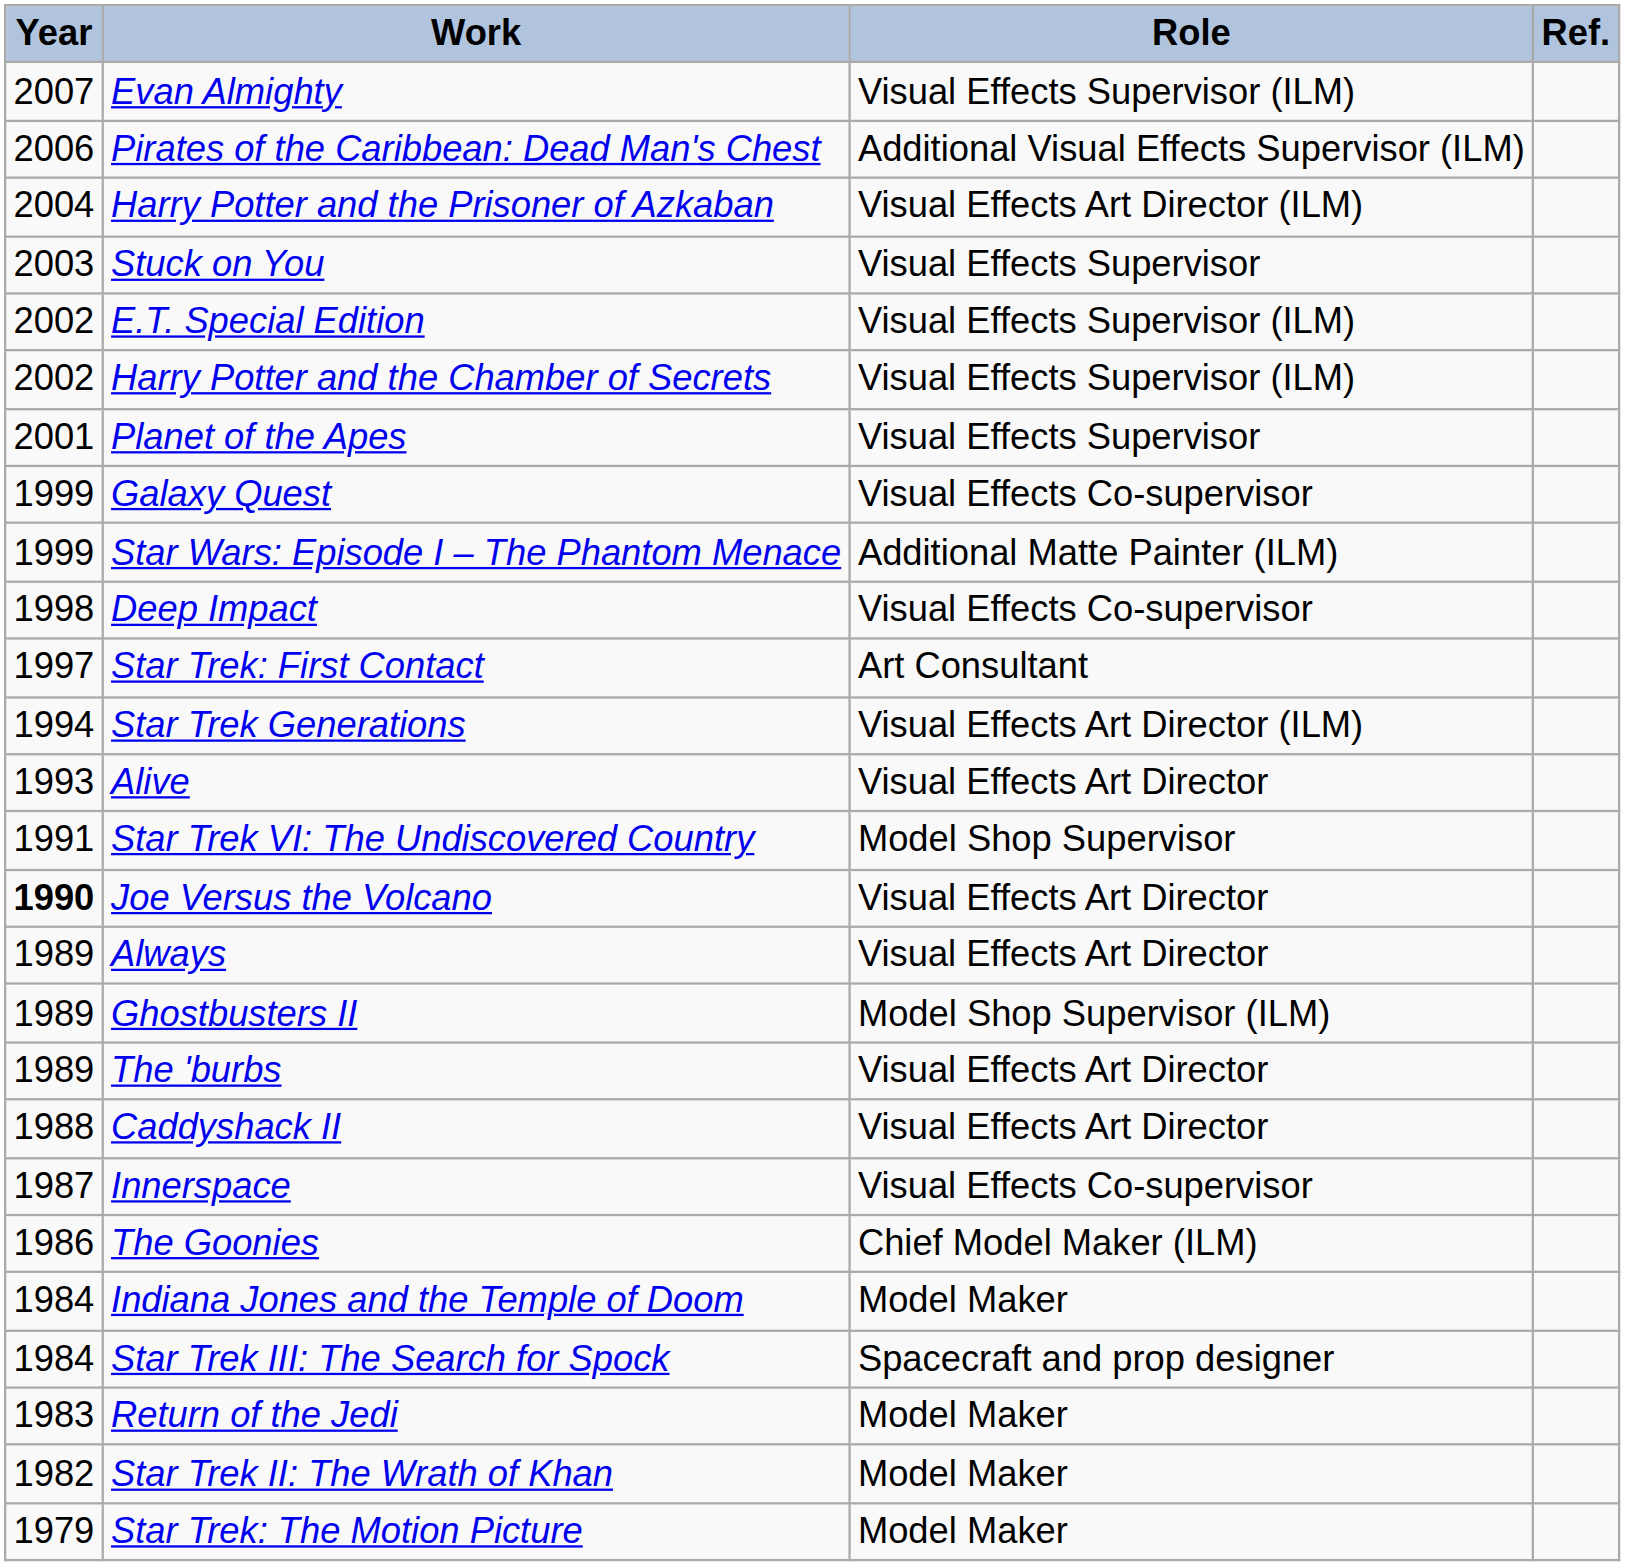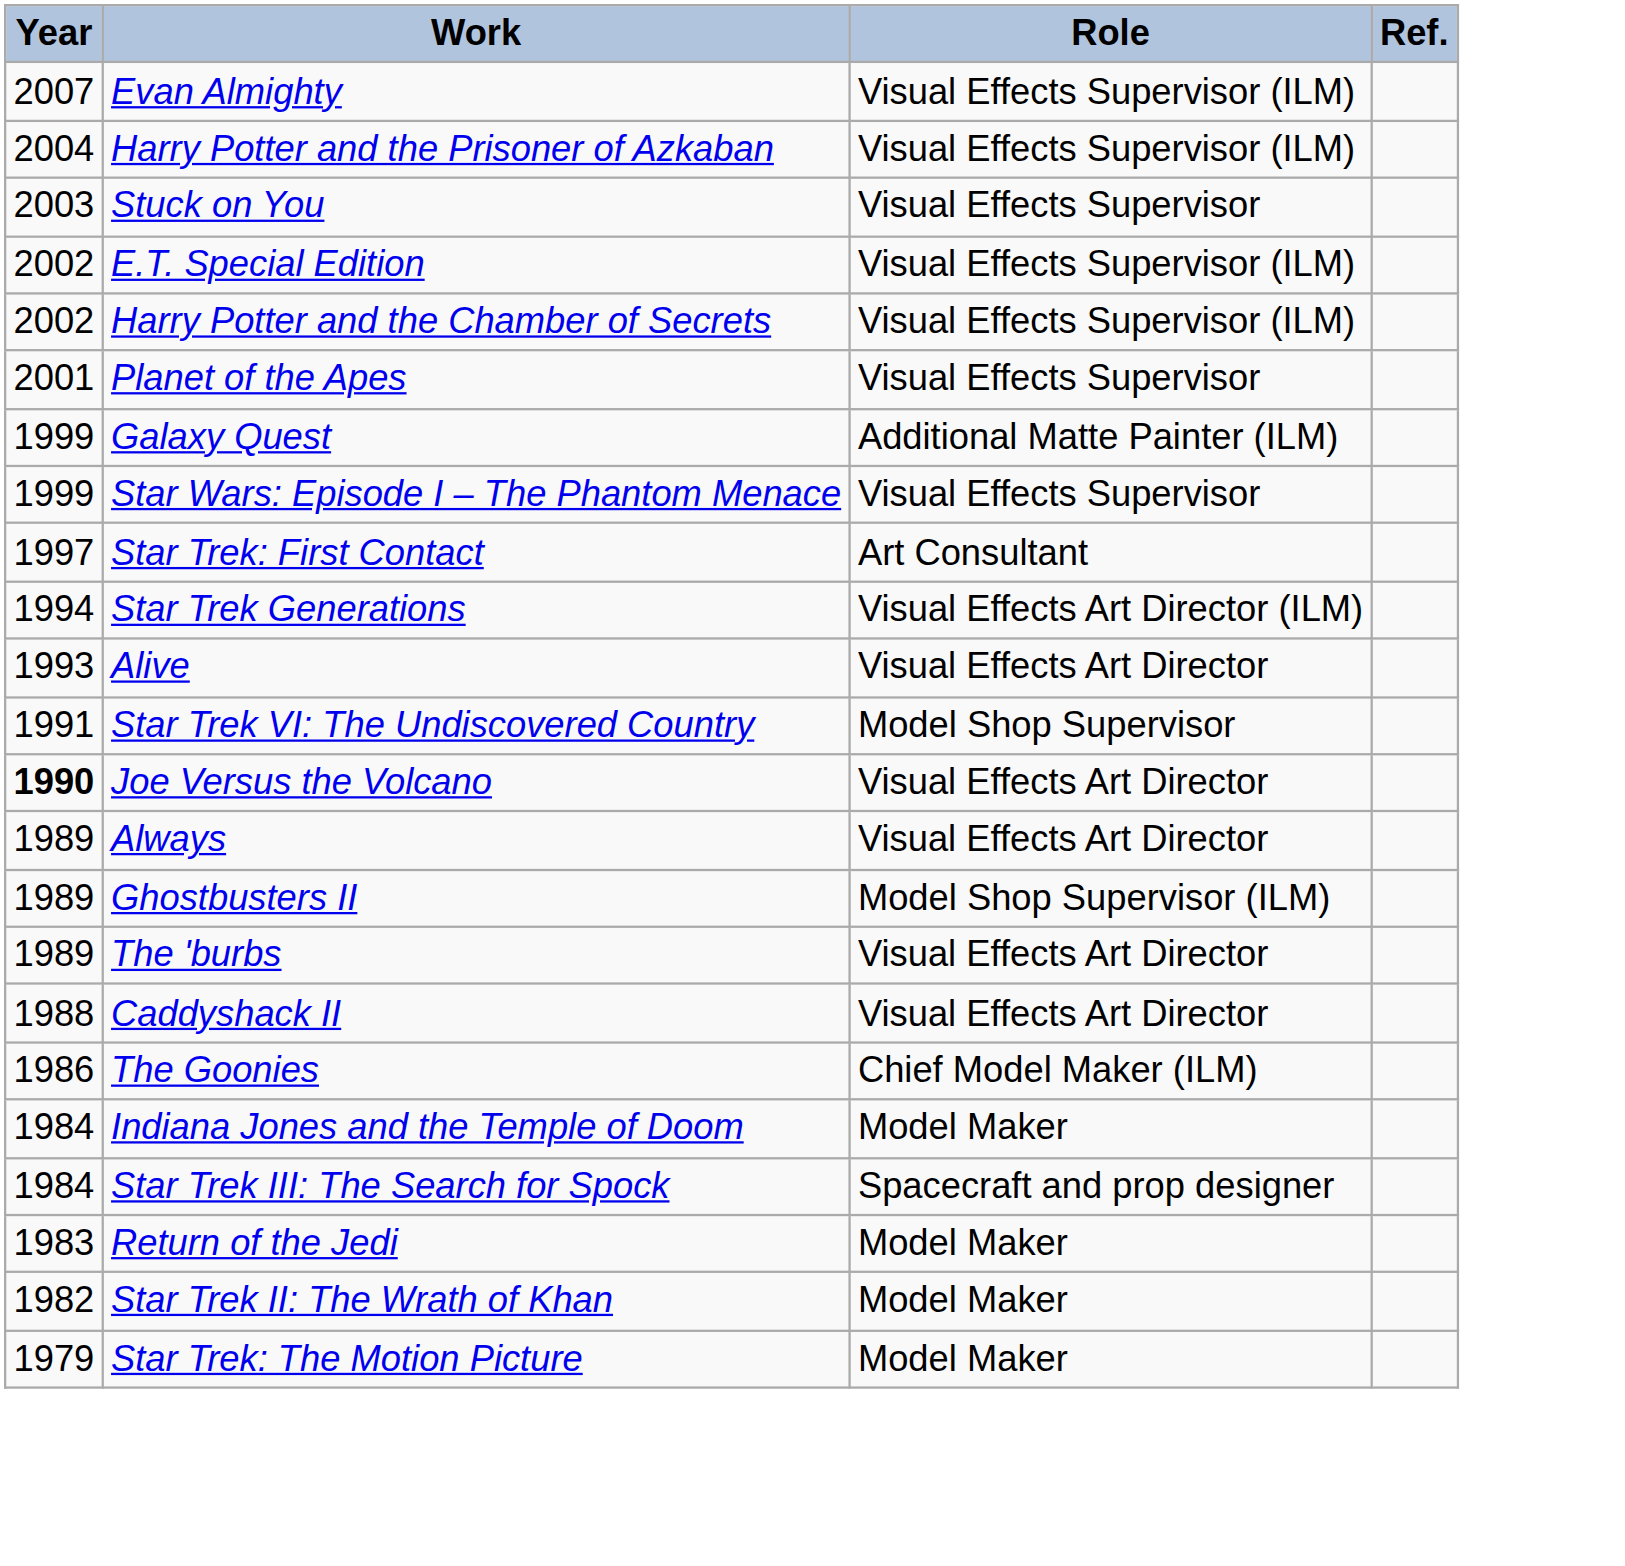- row: (466, 148)
(1111, 206) Visual Effects Art Director (ILM) -> (1107, 148) Visual Effects Supervisor (ILM)
(1085, 494) Visual Effects Co-supervisor -> (1098, 436) Additional Matte Painter (ILM)
(1098, 551) Additional Matte Painter (ILM) -> (1059, 494) Visual Effects Supervisor
- row: (214, 609)
- row: (201, 1185)
